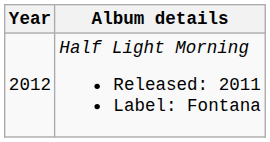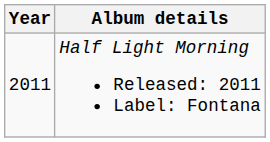(30, 85) 2012 -> (30, 85) 2011
